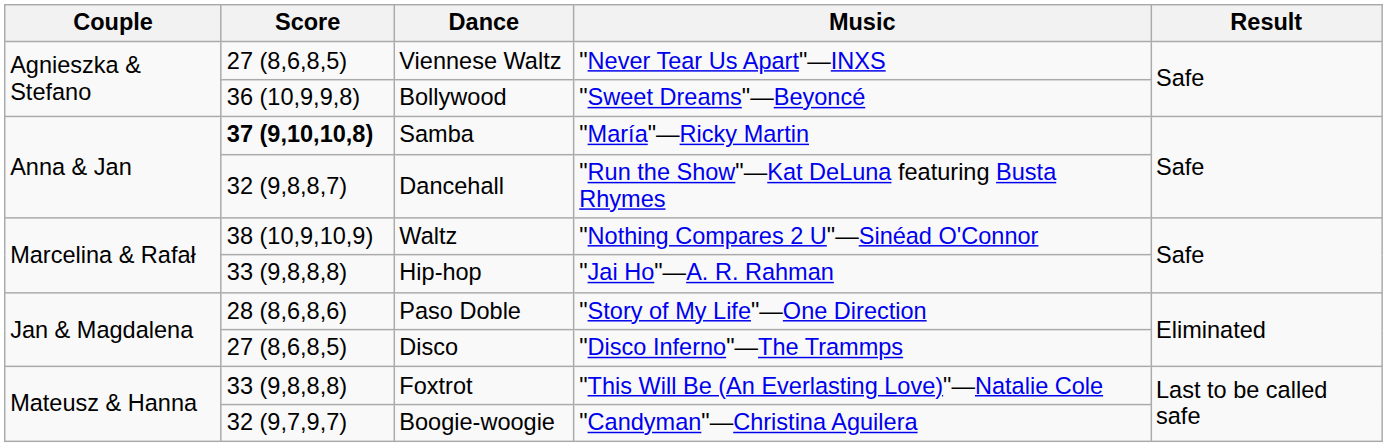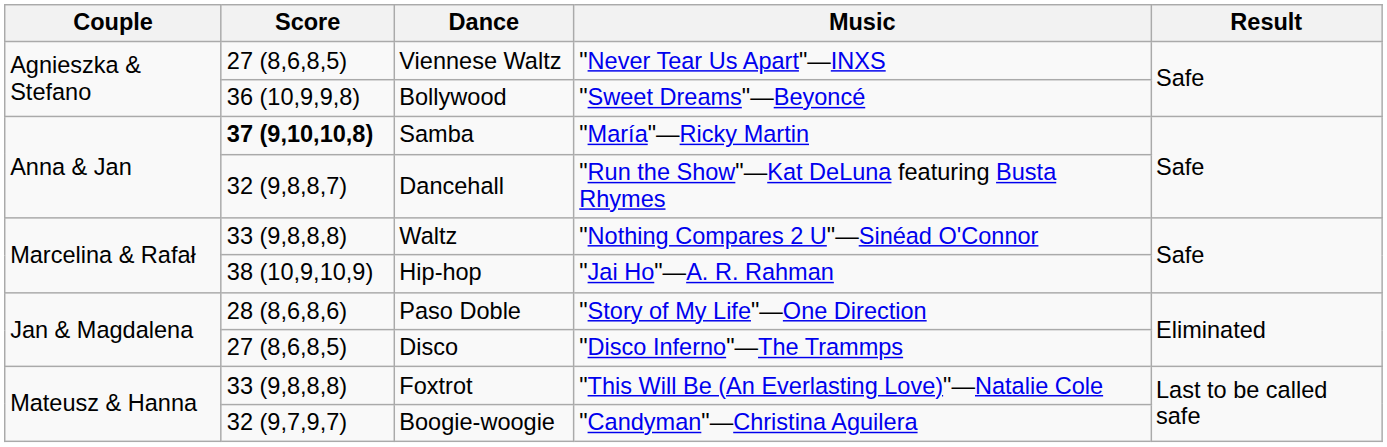(300, 236) 38 (10,9,10,9) -> (287, 236) 33 (9,8,8,8)
(287, 273) 33 (9,8,8,8) -> (300, 273) 38 (10,9,10,9)
